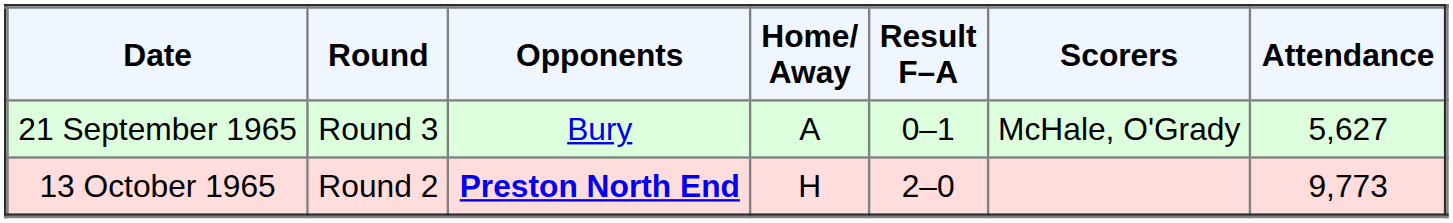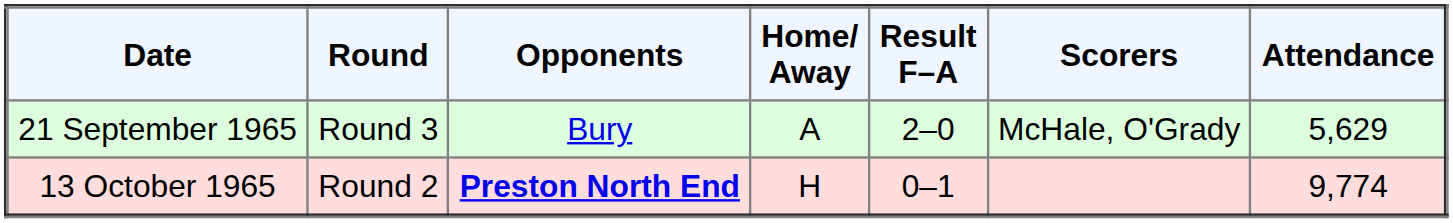(928, 129) 0–1 -> (928, 129) 2–0
(1348, 129) 5,627 -> (1348, 129) 5,629
(928, 186) 2–0 -> (928, 186) 0–1
(1348, 186) 9,773 -> (1348, 186) 9,774
